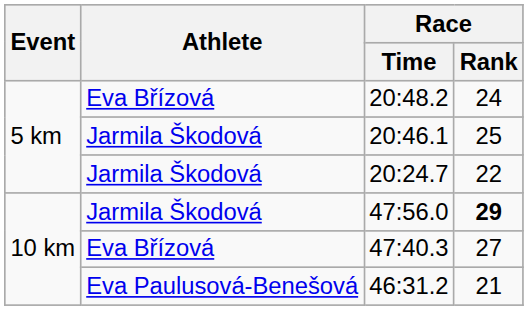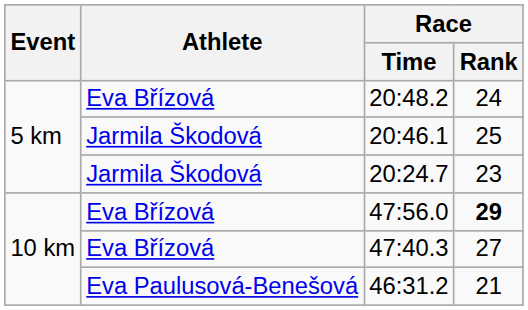(489, 174) 22 -> (489, 174) 23
(174, 212) Jarmila Škodová -> (150, 212) Eva Břízová
